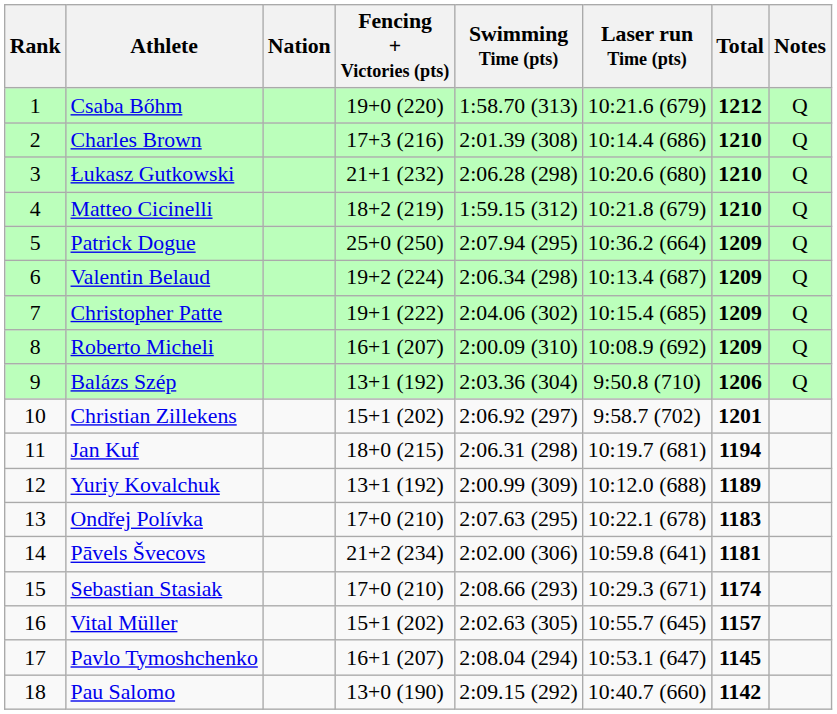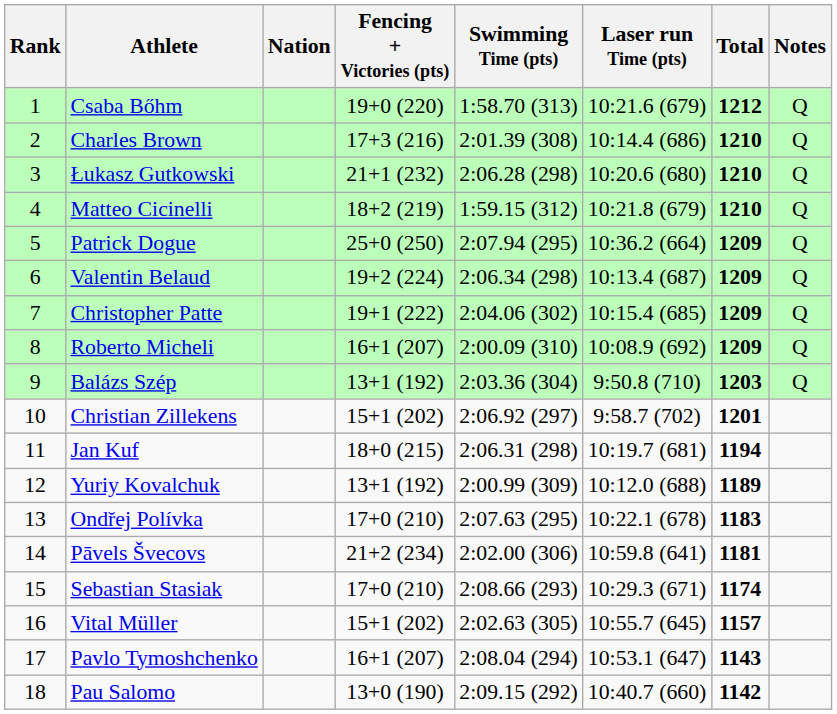(740, 381) 1206 -> (740, 381) 1203
(740, 657) 1145 -> (740, 657) 1143
